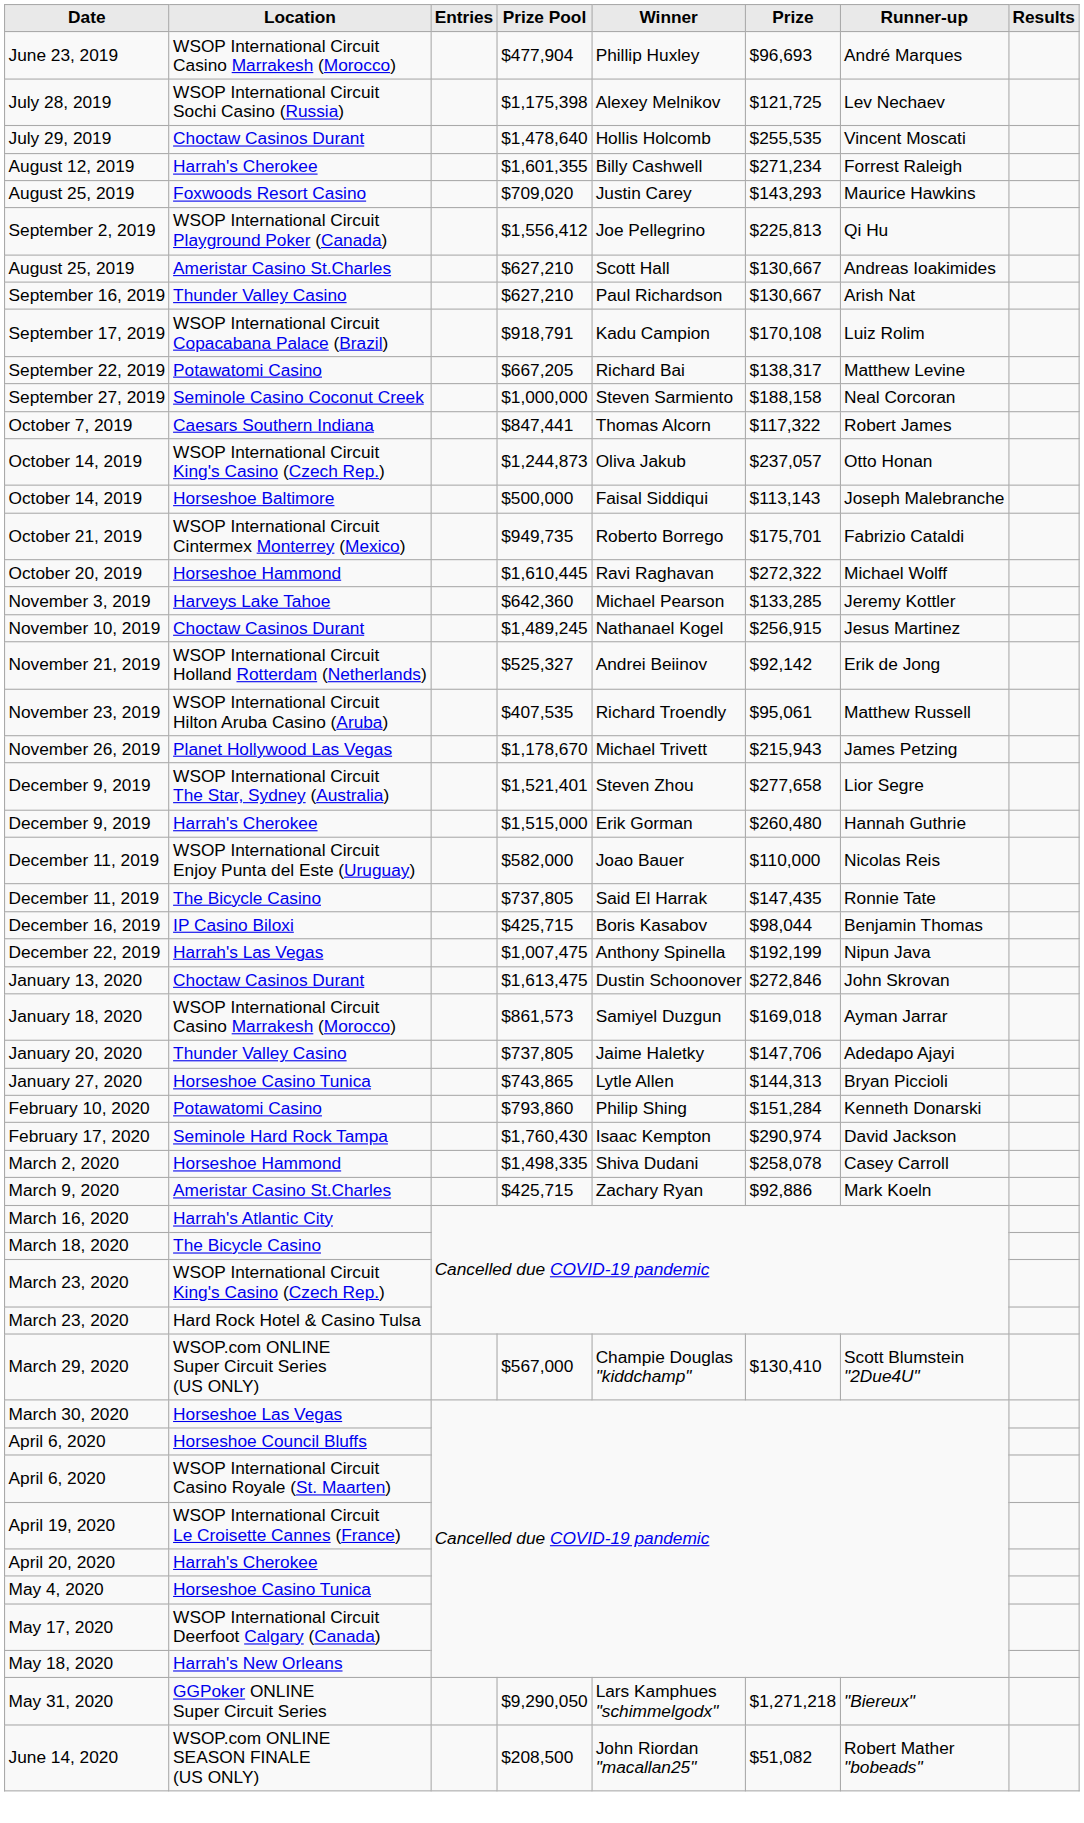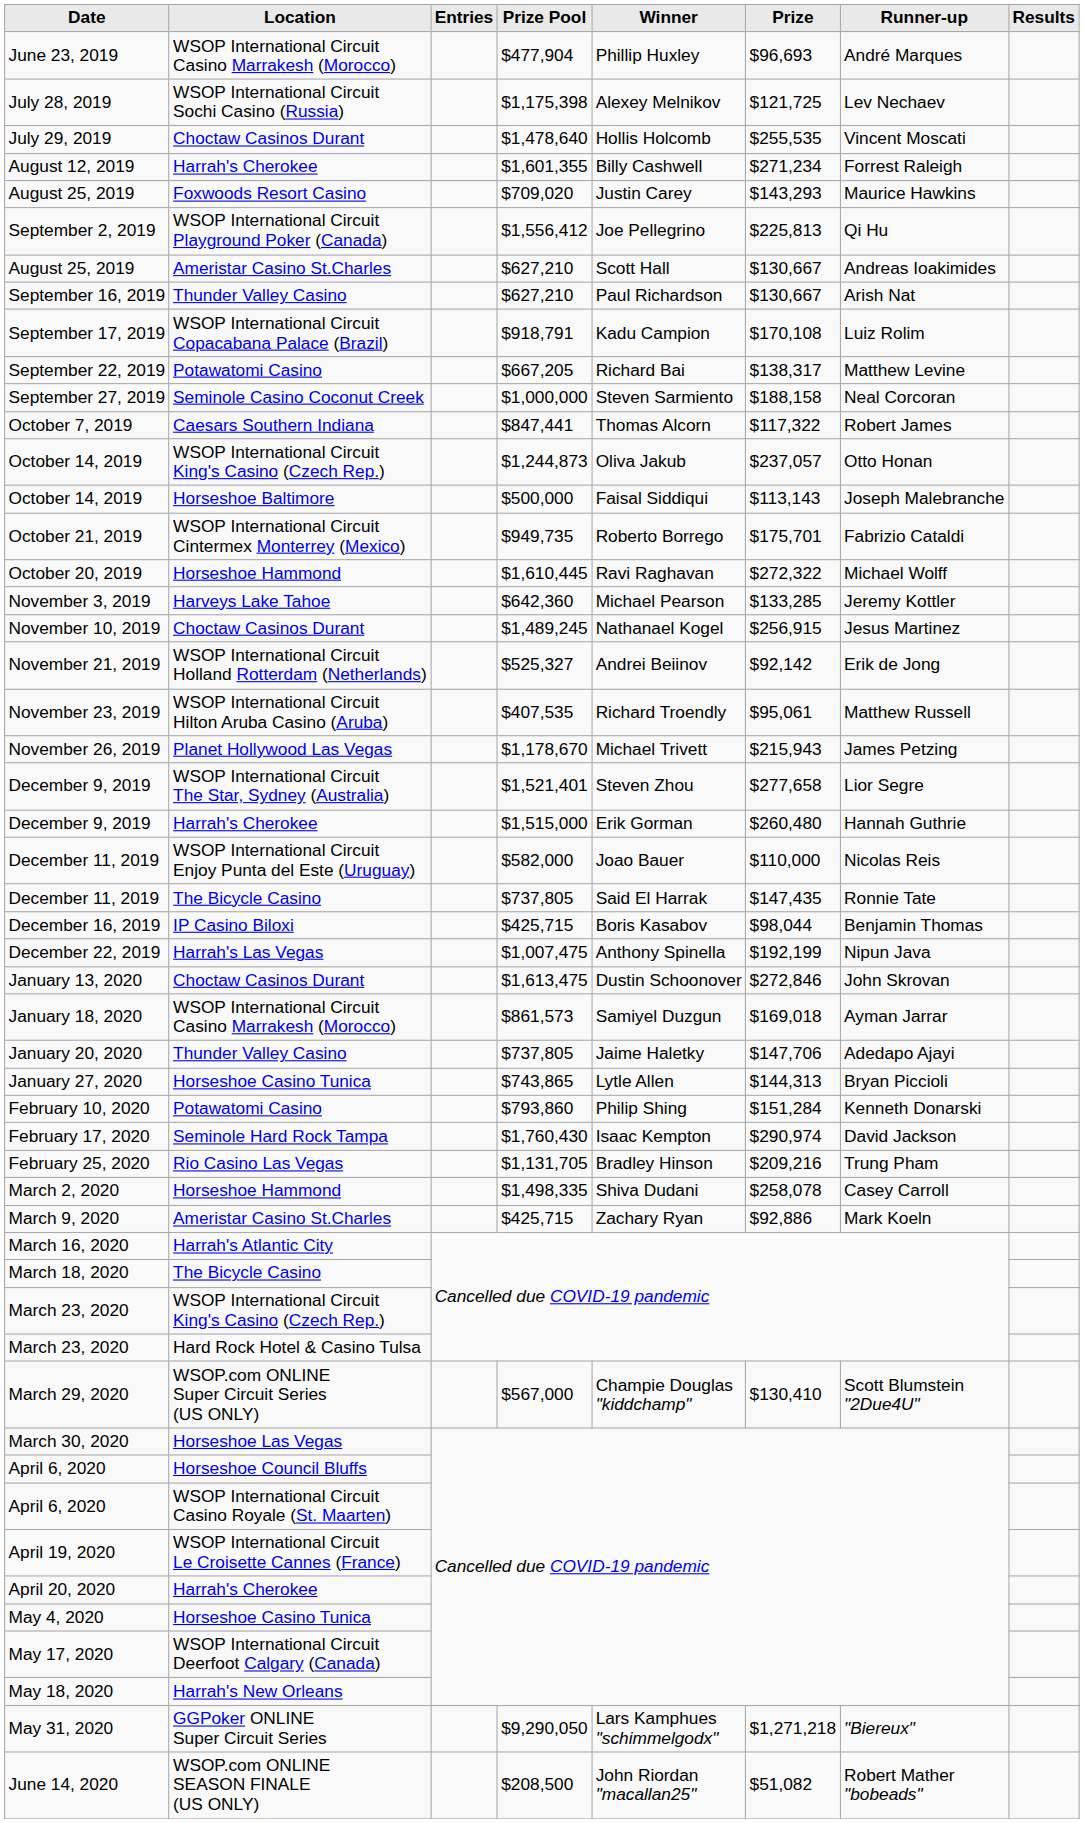+ row: (79, 1163)
